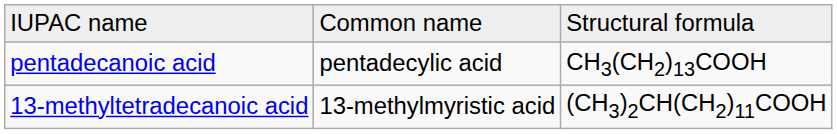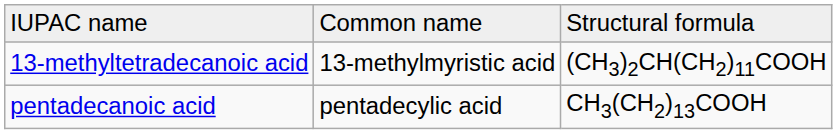rows swapped: (113, 63) <-> (159, 106)
